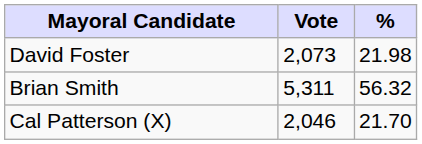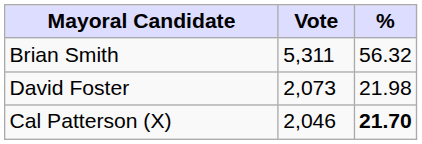rows swapped: (64, 88) <-> (69, 54)
(385, 121) normal -> (385, 121) bold
